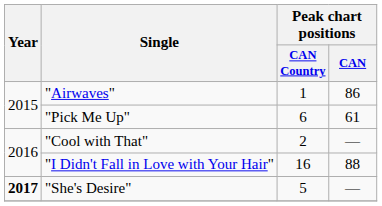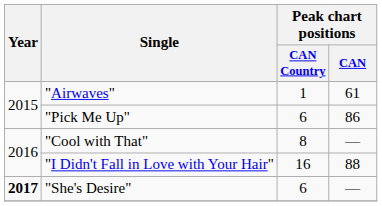(353, 93) 86 -> (353, 93) 61
(353, 117) 61 -> (353, 117) 86
(303, 140) 2 -> (303, 140) 8
(303, 188) 5 -> (303, 188) 6
